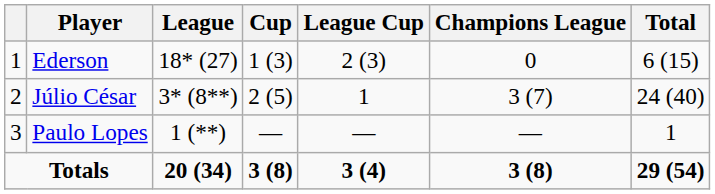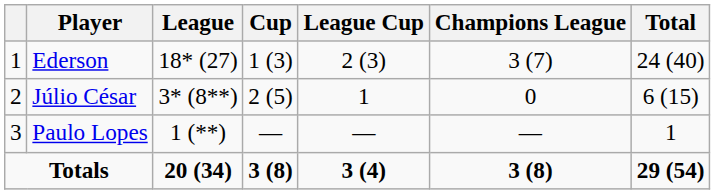(530, 59) 0 -> (530, 59) 3 (7)
(671, 59) 6 (15) -> (671, 59) 24 (40)
(530, 96) 3 (7) -> (530, 96) 0
(671, 96) 24 (40) -> (671, 96) 6 (15)
